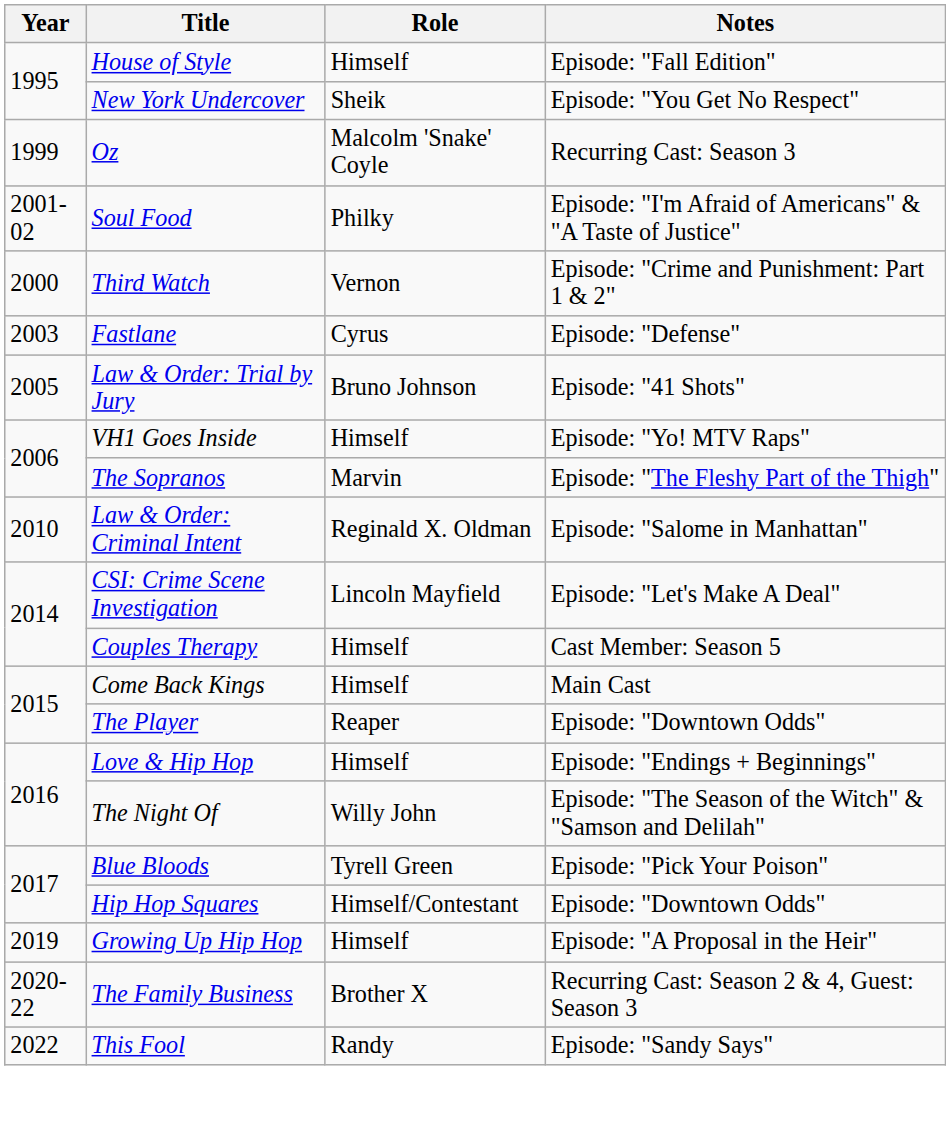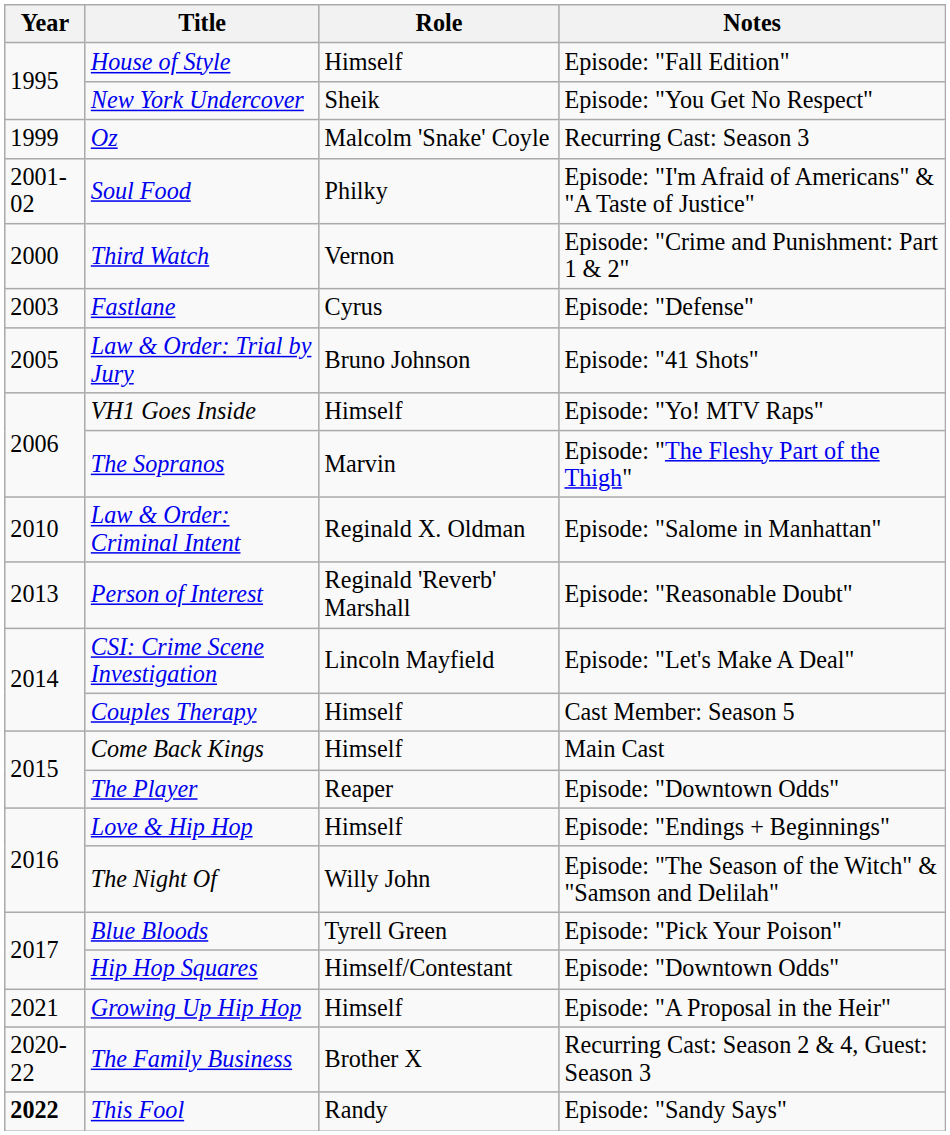+ row: (177, 594)
(34, 941) 2019 -> (34, 1007) 2021
(34, 1045) normal -> (34, 1111) bold
